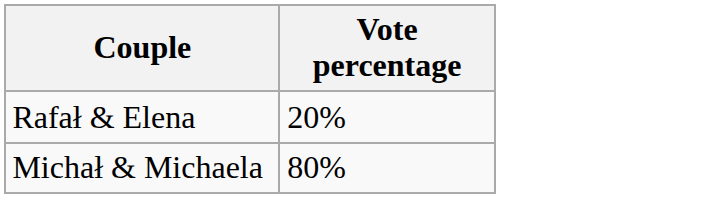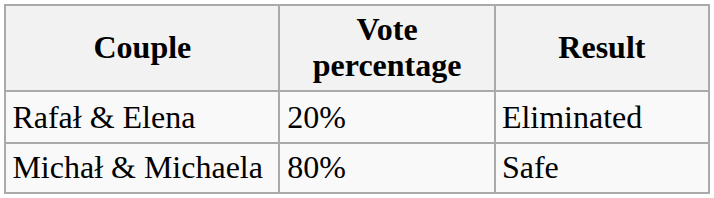+ column: (602, 47)
